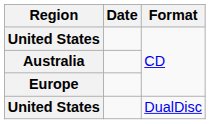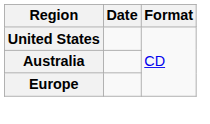- row: (54, 107)
